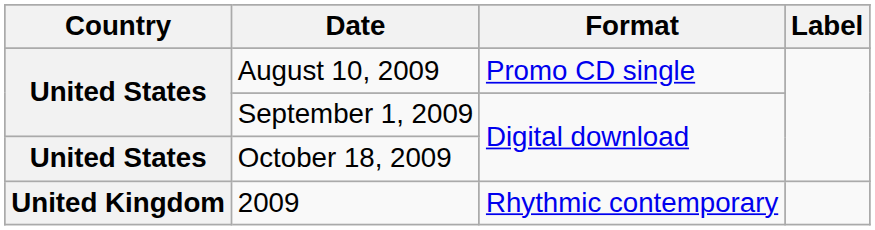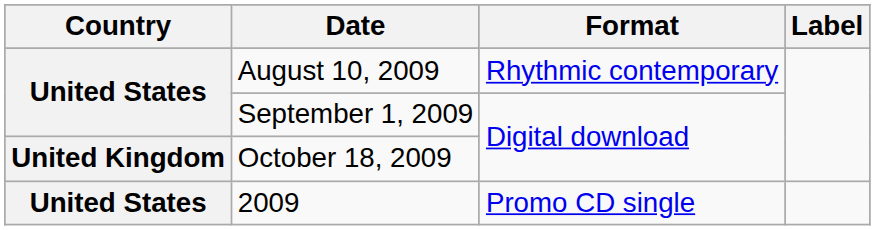(591, 70) Promo CD single -> (632, 70) Rhythmic contemporary
(118, 158) United States -> (118, 158) United Kingdom
(118, 202) United Kingdom -> (118, 202) United States
(632, 202) Rhythmic contemporary -> (591, 202) Promo CD single
